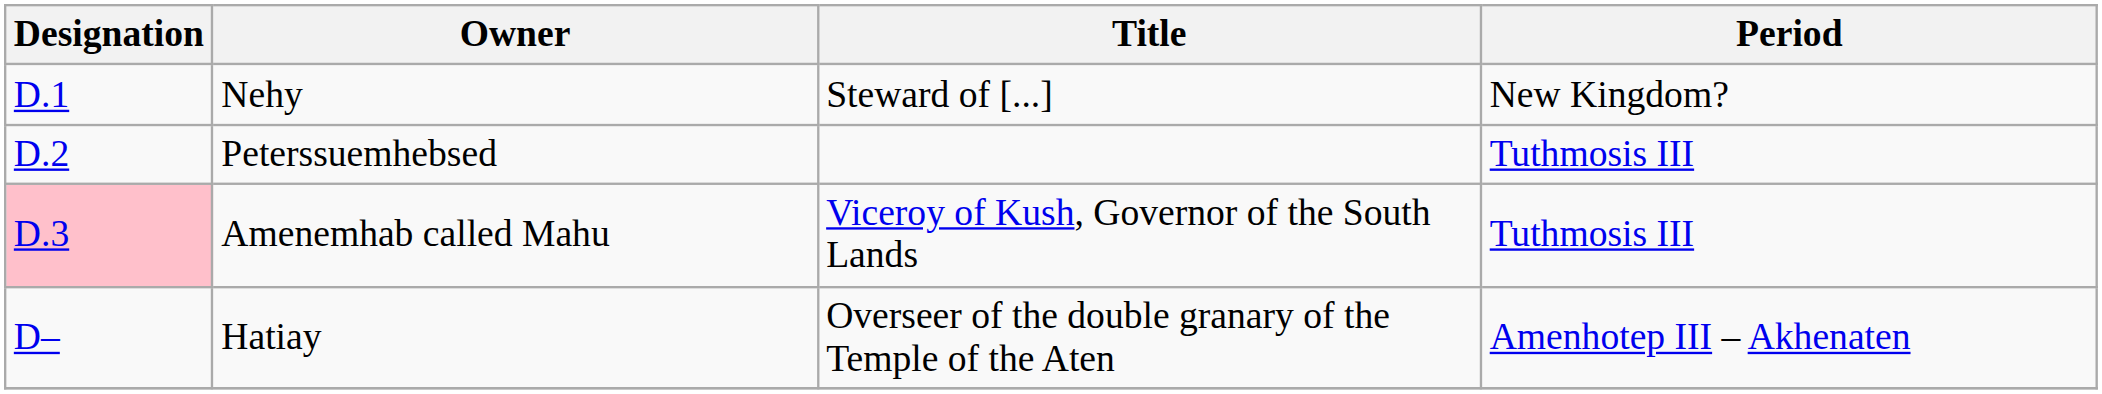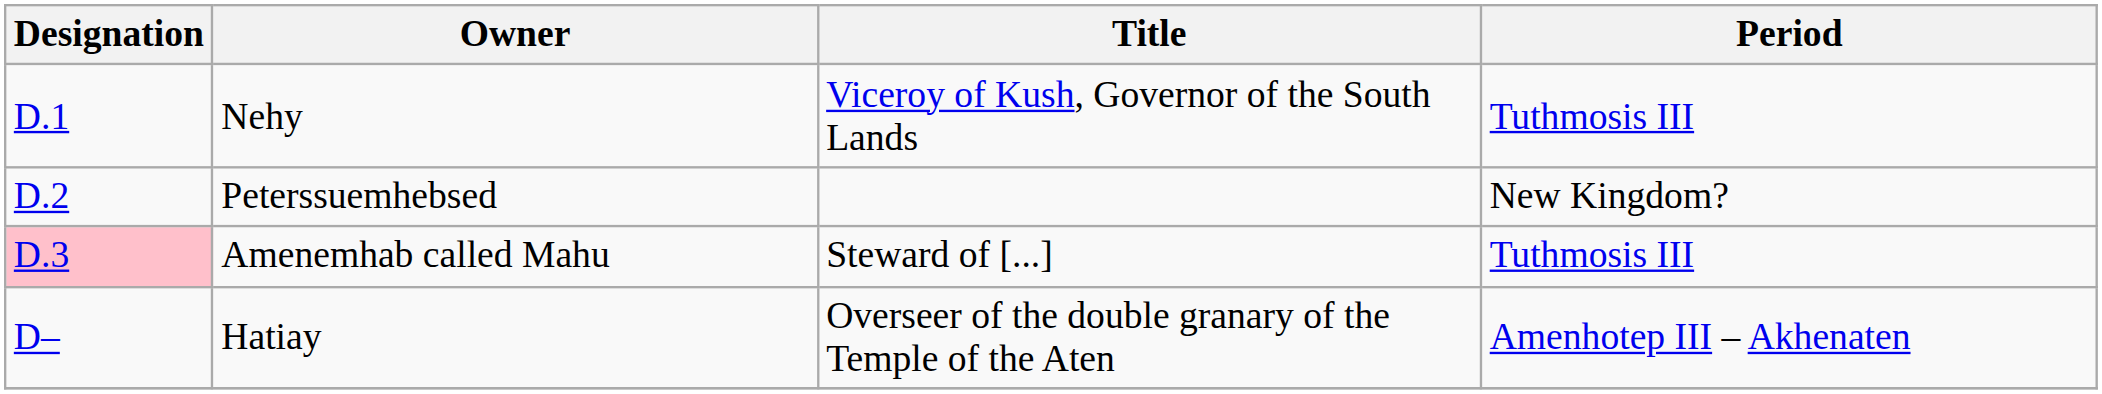(939, 93) Steward of [...] -> (1128, 115) Viceroy of Kush, Governor of the South Lands
(1609, 93) New Kingdom? -> (1592, 115) Tuthmosis III
(1592, 153) Tuthmosis III -> (1609, 195) New Kingdom?
(1128, 234) Viceroy of Kush, Governor of the South Lands -> (939, 255) Steward of [...]
